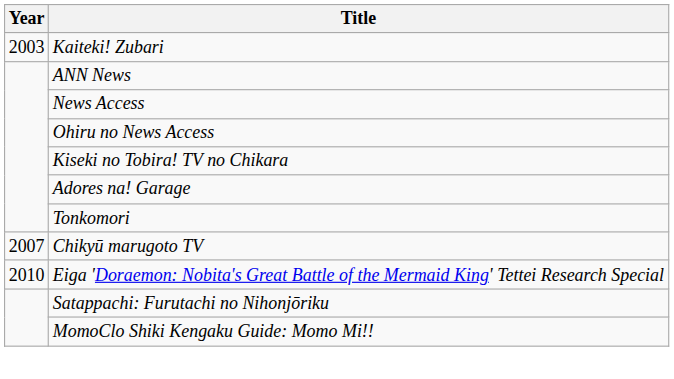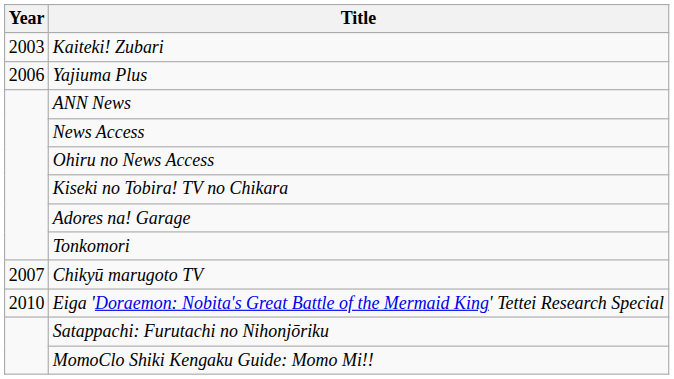+ row: (100, 75)
